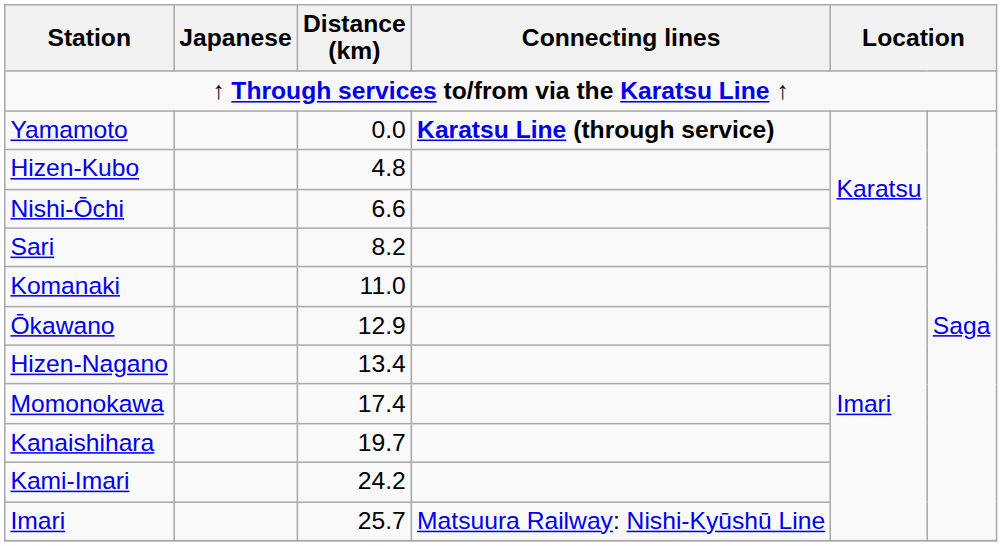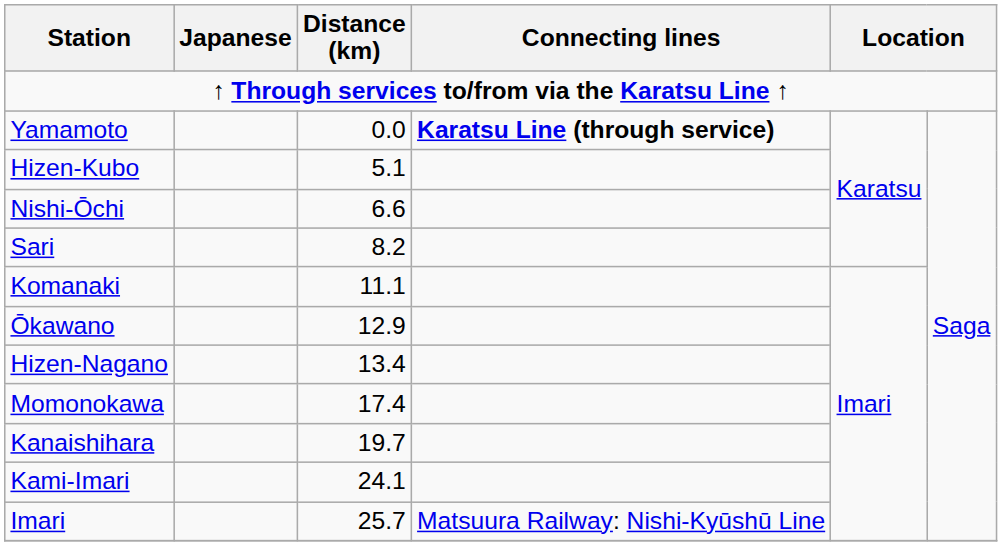(389, 168) 4.8 -> (389, 168) 5.1
(383, 286) 11.0 -> (383, 286) 11.1
(382, 481) 24.2 -> (382, 481) 24.1
